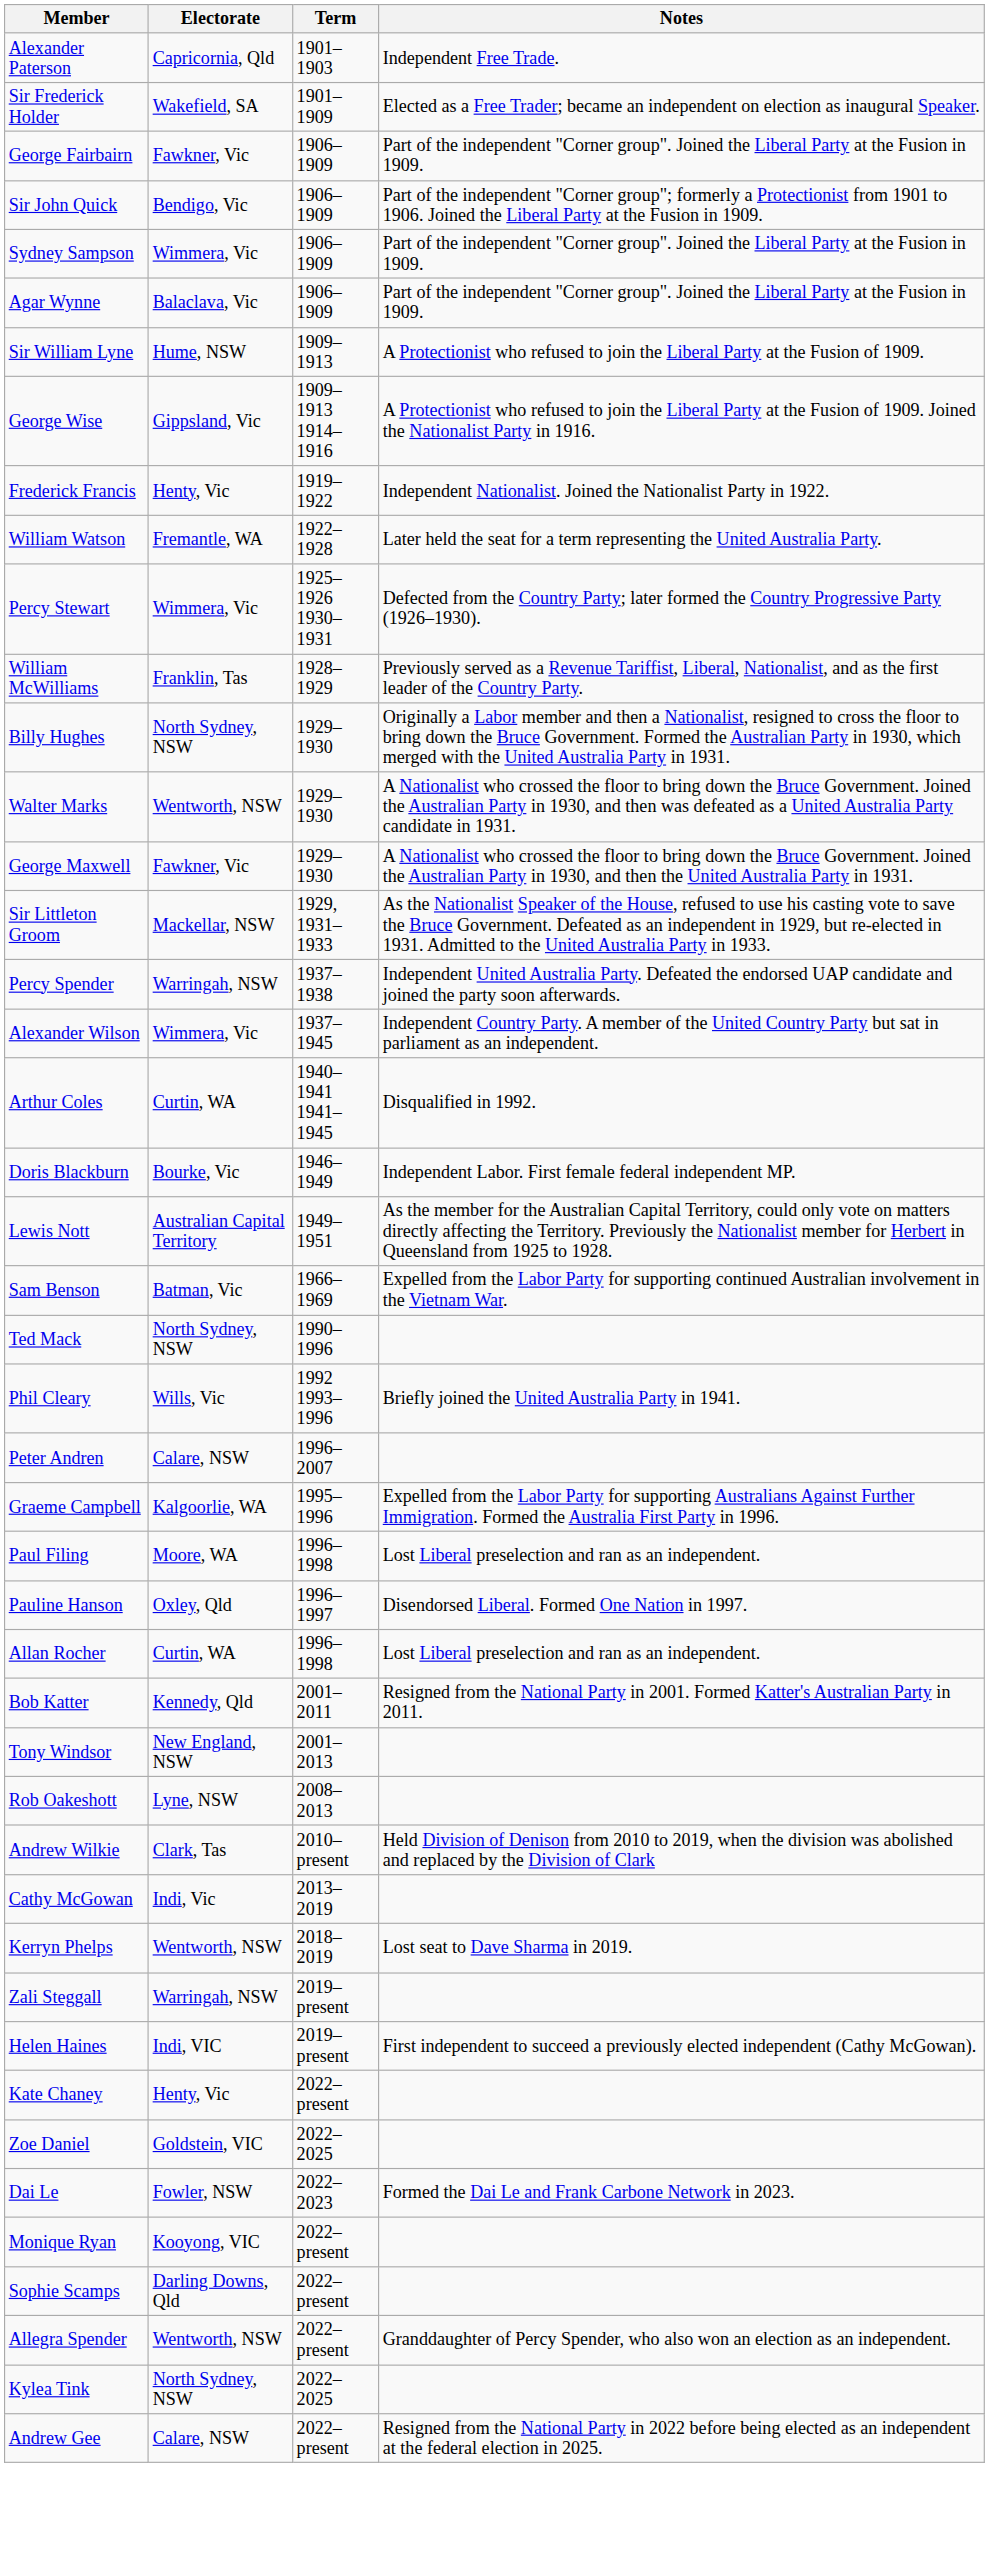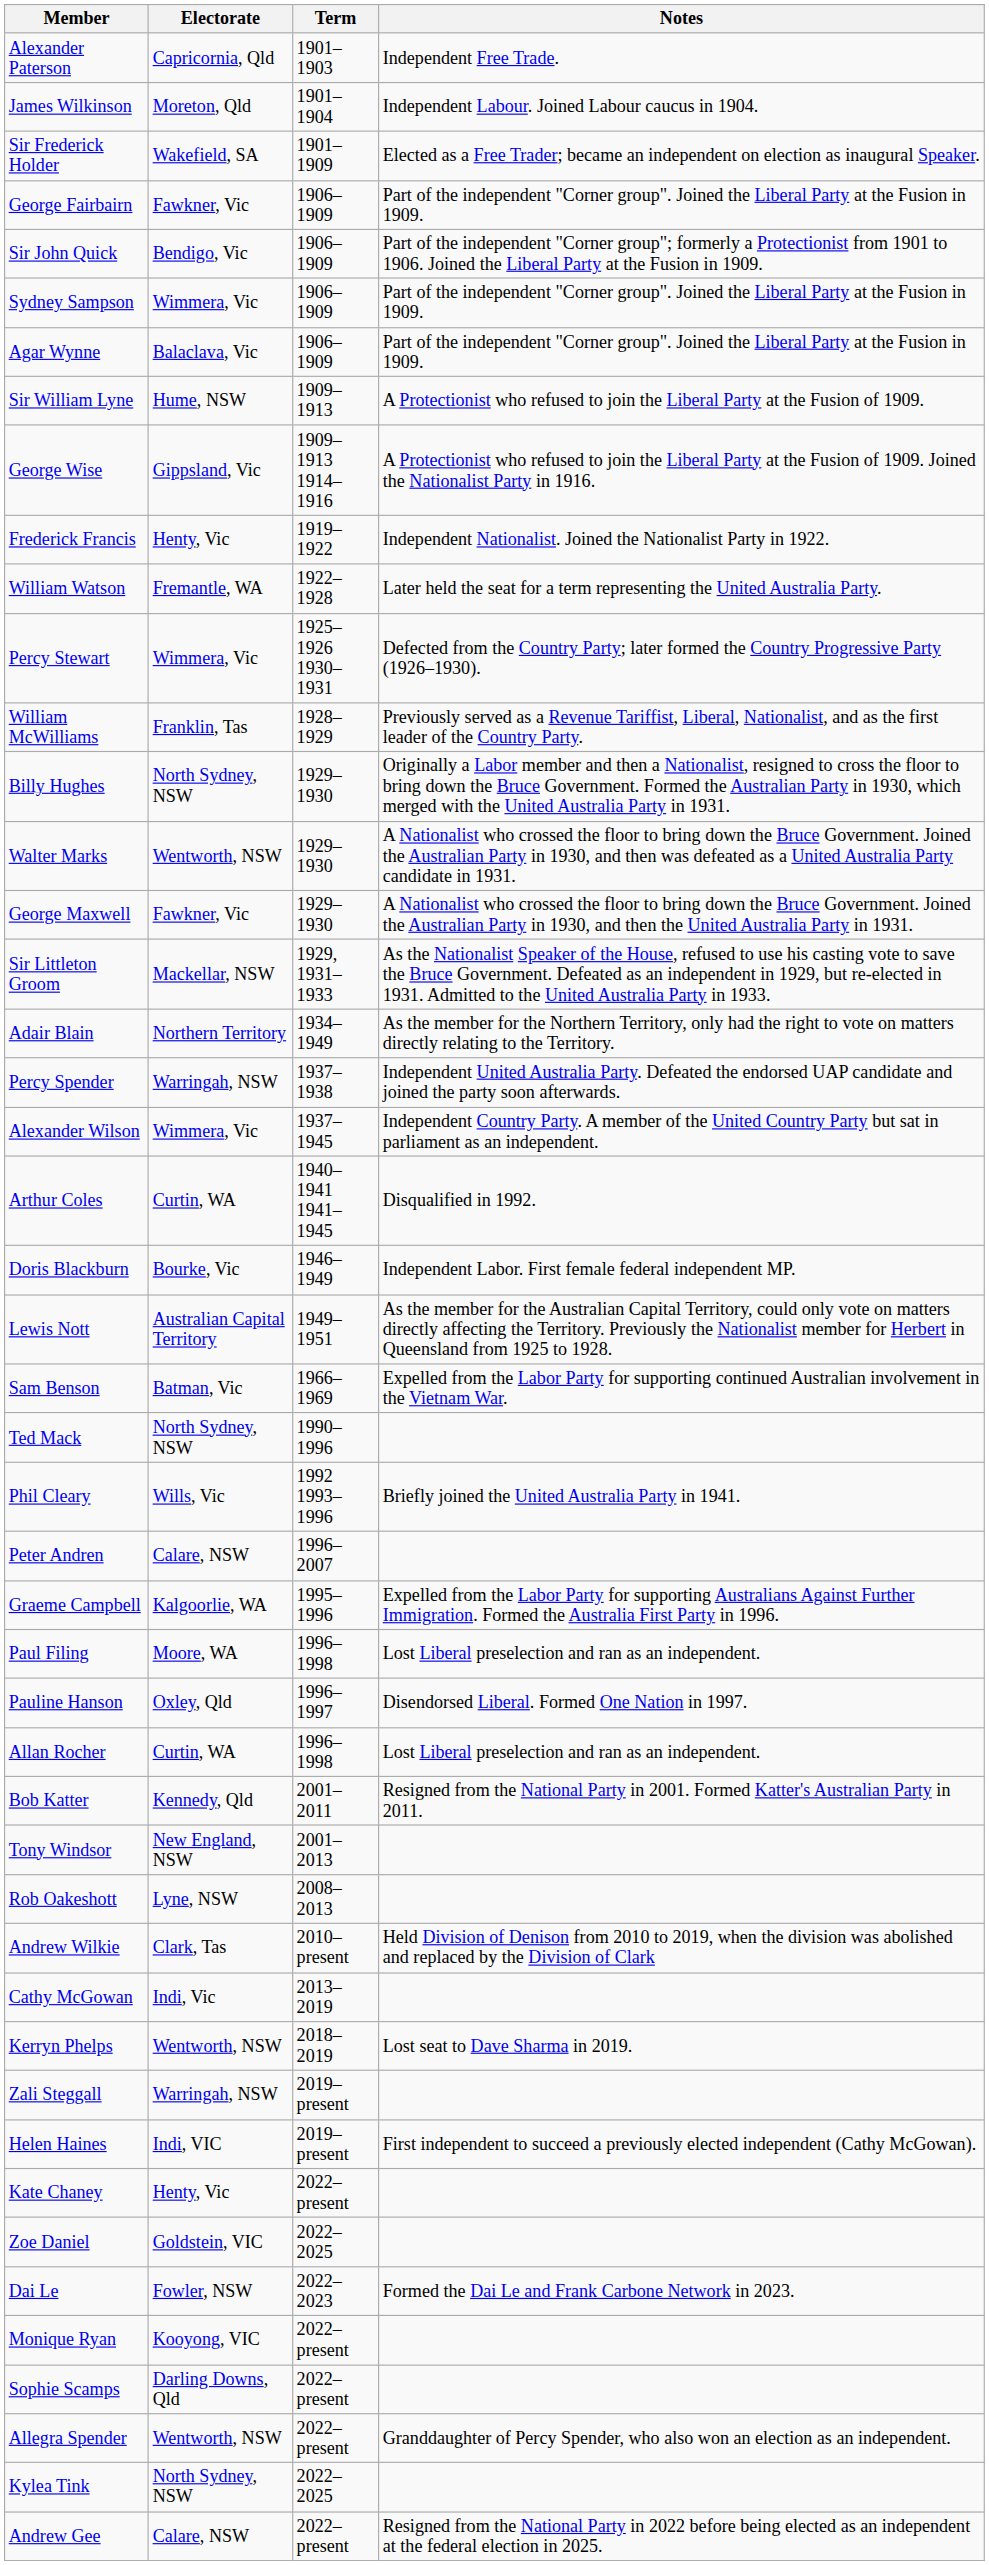+ row: (70, 106)
+ row: (51, 1033)
